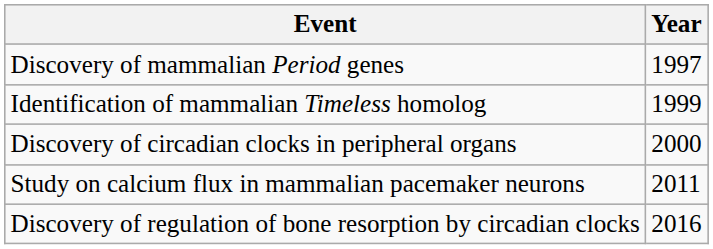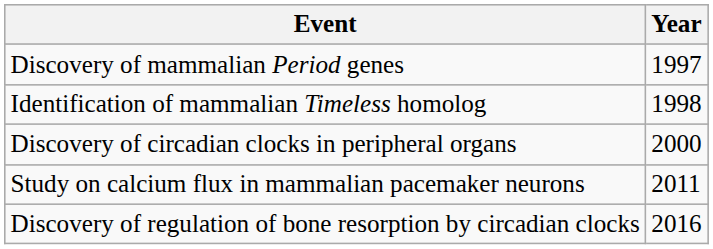(676, 104) 1999 -> (676, 104) 1998
